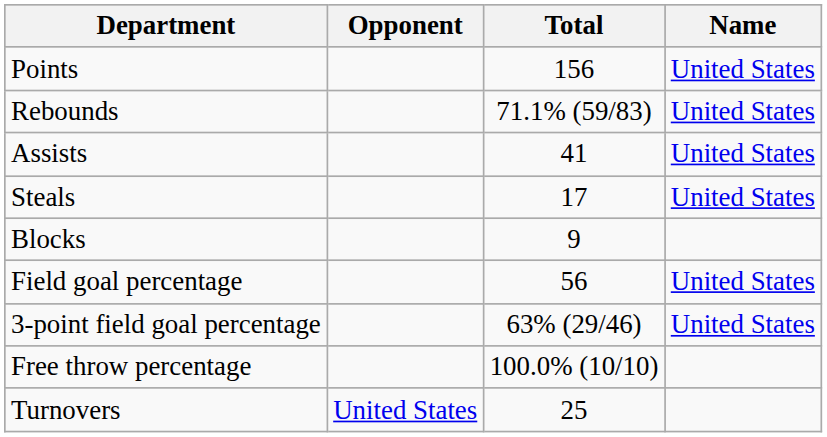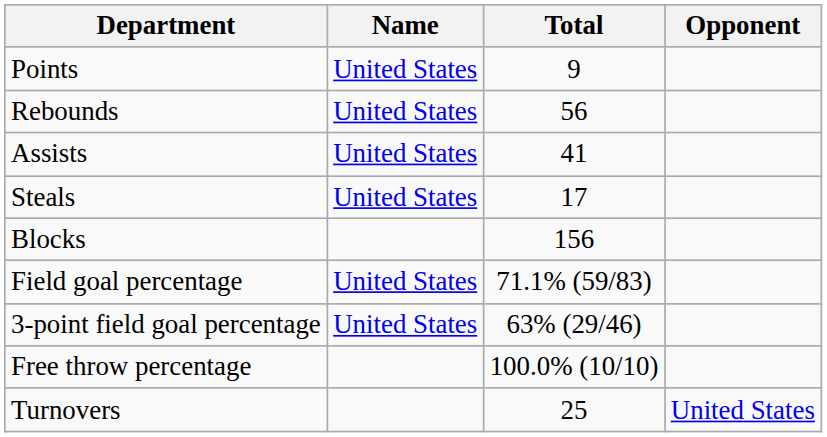columns swapped: (743, 25) <-> (405, 25)
(574, 68) 156 -> (574, 68) 9
(574, 111) 71.1% (59/83) -> (574, 111) 56
(574, 238) 9 -> (574, 238) 156
(574, 281) 56 -> (574, 281) 71.1% (59/83)
